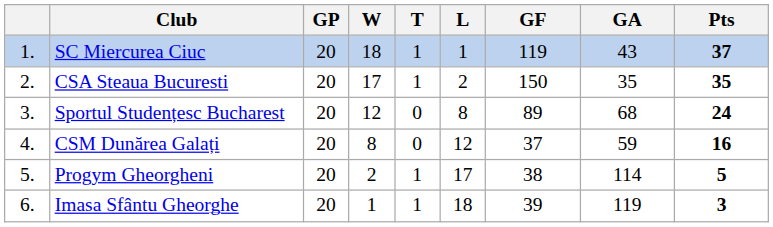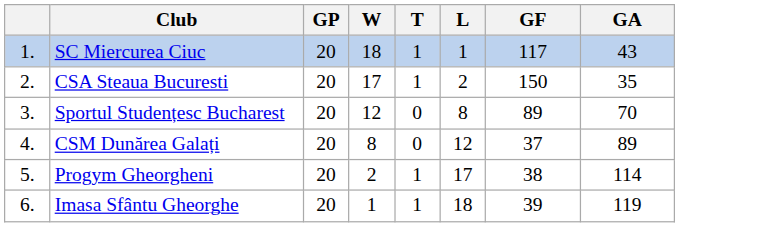- column: (722, 19)
(533, 50) 119 -> (533, 50) 117
(627, 112) 68 -> (627, 112) 70
(627, 143) 59 -> (627, 143) 89
